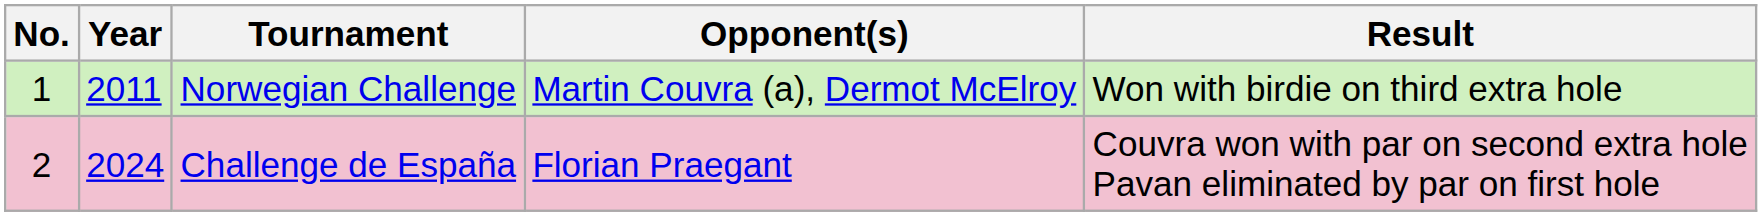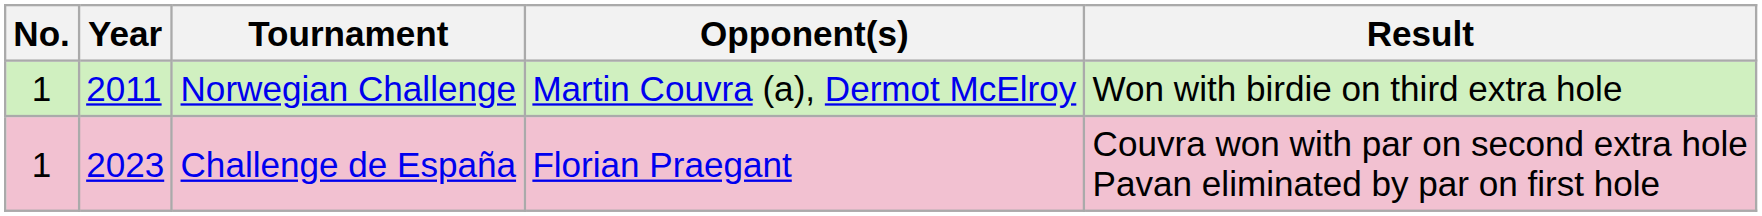(42, 164) 2 -> (42, 164) 1
(125, 164) 2024 -> (125, 164) 2023
